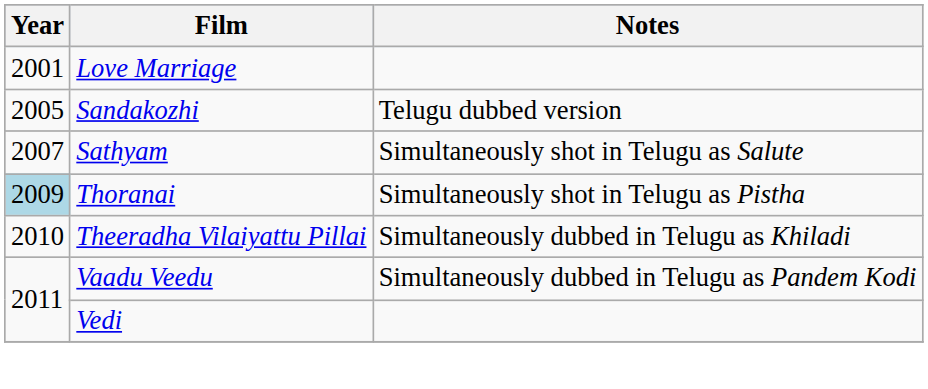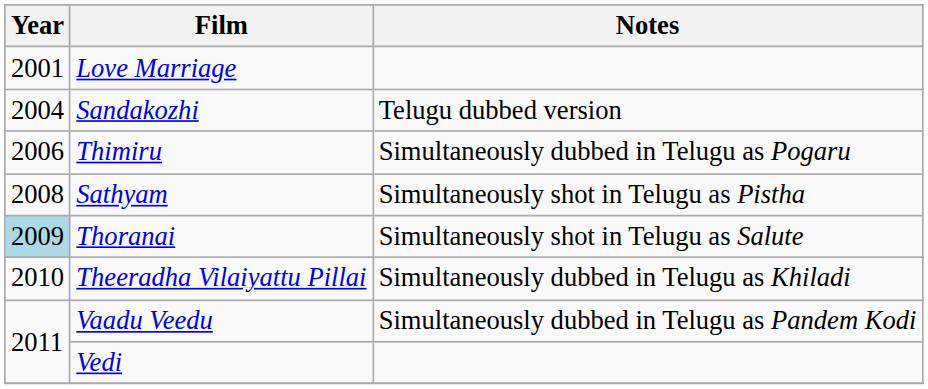(38, 109) 2005 -> (38, 109) 2004
+ row: (119, 151)
(38, 151) 2007 -> (38, 194) 2008
(591, 151) Simultaneously shot in Telugu as Salute -> (592, 194) Simultaneously shot in Telugu as Pistha
(592, 194) Simultaneously shot in Telugu as Pistha -> (591, 236) Simultaneously shot in Telugu as Salute
